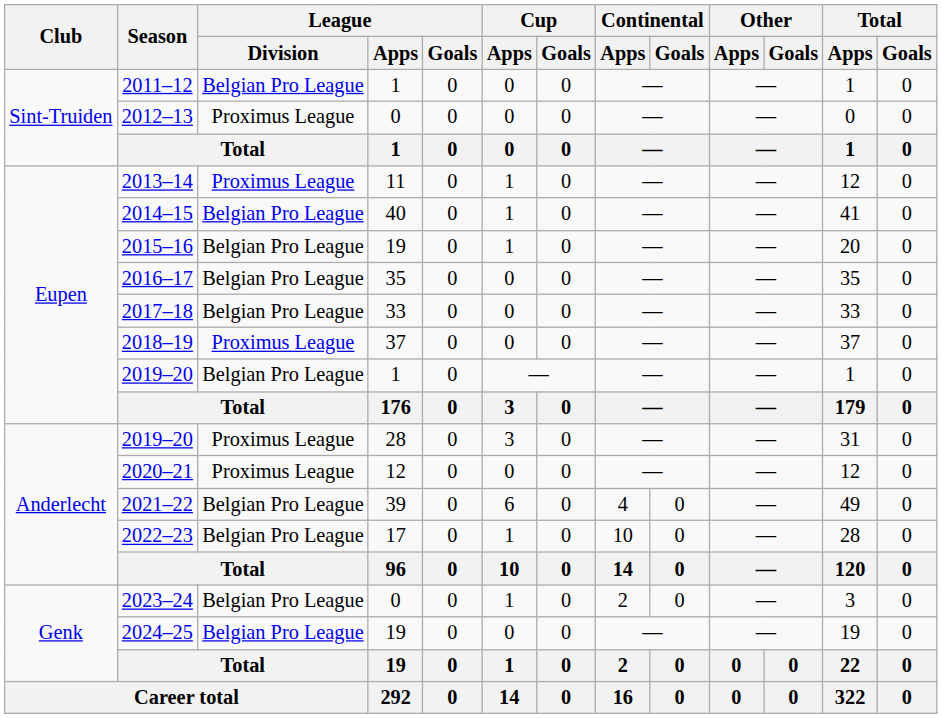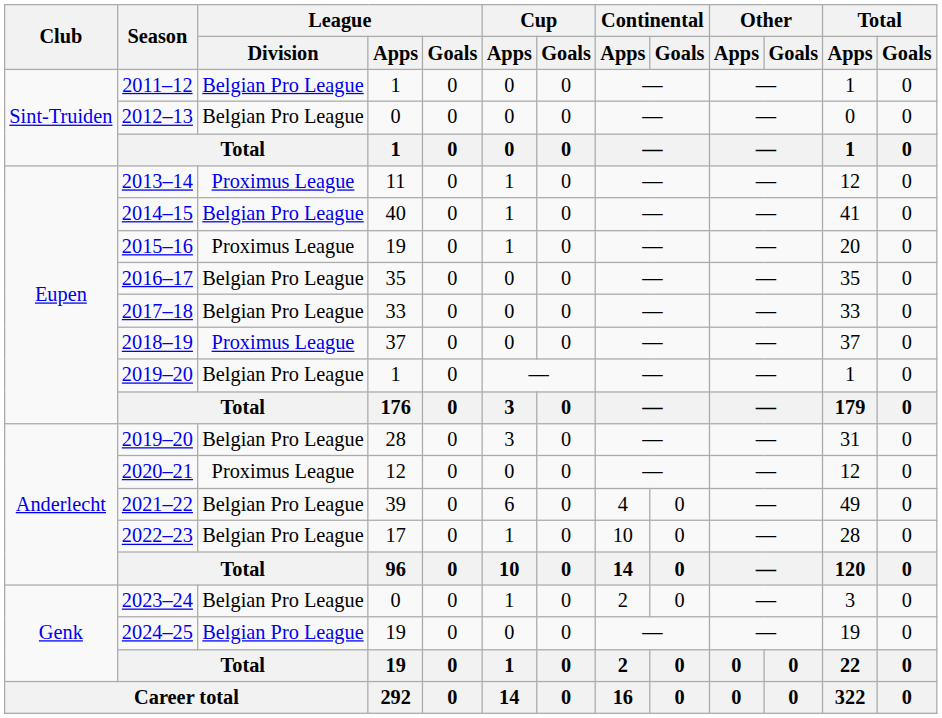(283, 117) Proximus League -> (283, 117) Belgian Pro League
(283, 246) Belgian Pro League -> (283, 246) Proximus League
(283, 439) Proximus League -> (283, 439) Belgian Pro League
